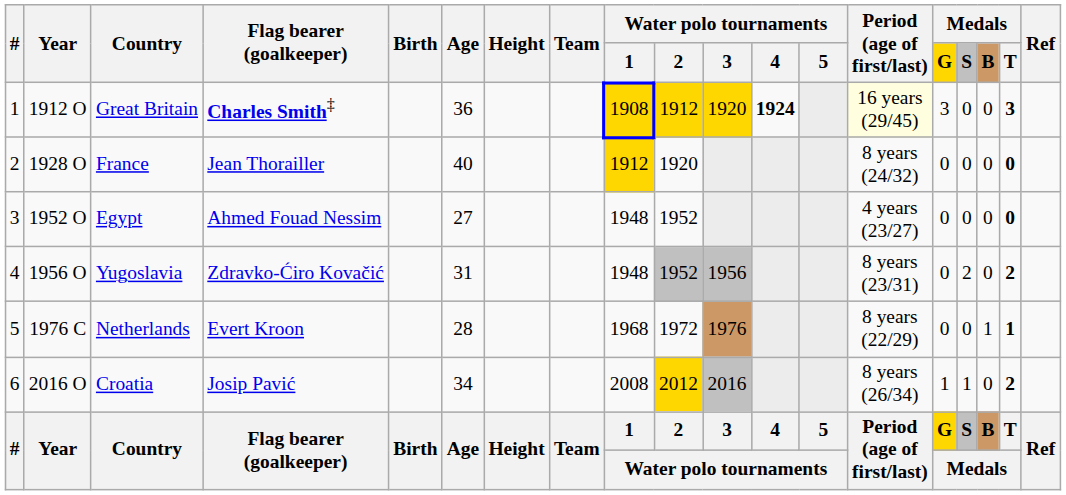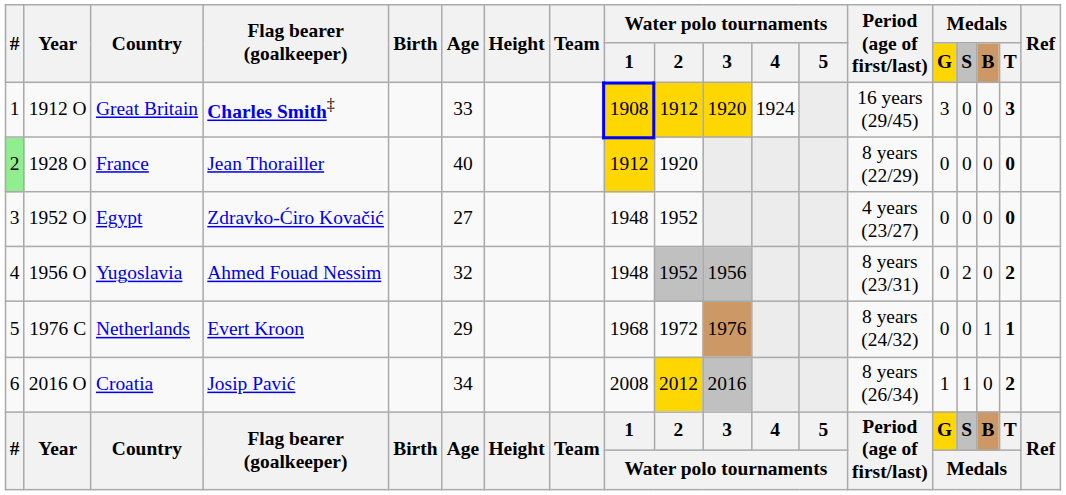(463, 109) 36 -> (463, 109) 33
(775, 109) bold -> (775, 109) normal
(890, 109) lightyellow background -> (890, 109) no background
(15, 164) no background -> (15, 164) lightgreen background
(890, 164) 8 years (24/32) -> (890, 164) 8 years (22/29)
(294, 219) Ahmed Fouad Nessim -> (296, 219) Zdravko-Ćiro Kovačić
(296, 273) Zdravko-Ćiro Kovačić -> (294, 273) Ahmed Fouad Nessim
(463, 273) 31 -> (463, 273) 32
(463, 328) 28 -> (463, 328) 29
(890, 328) 8 years (22/29) -> (890, 328) 8 years (24/32)
